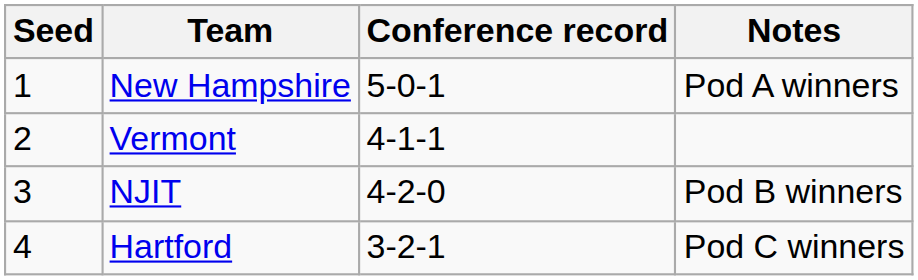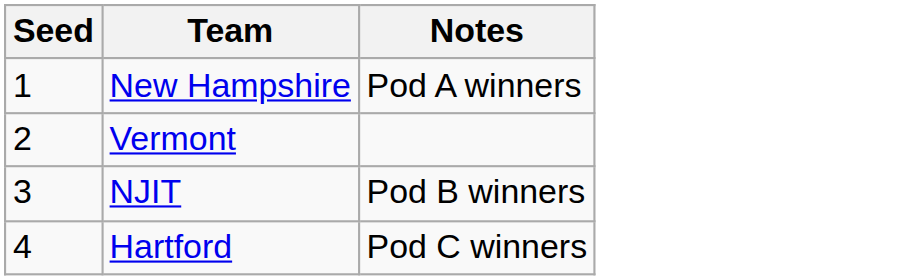- column: (517, 31)
